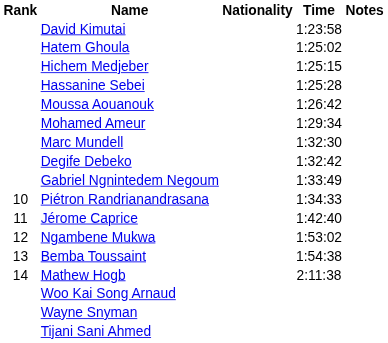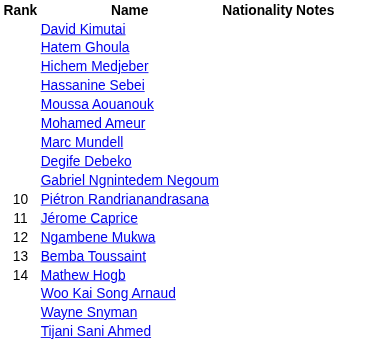- column: (319, 10)
